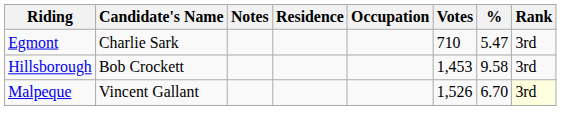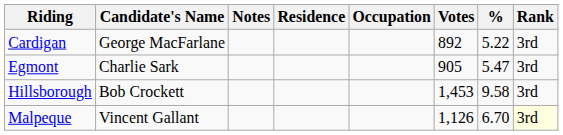+ row: (37, 42)
(449, 42) 710 -> (450, 67) 905
(455, 92) 1,526 -> (456, 117) 1,126
